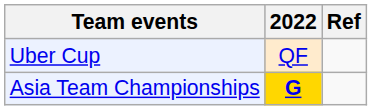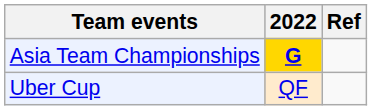rows swapped: (135, 89) <-> (55, 55)
